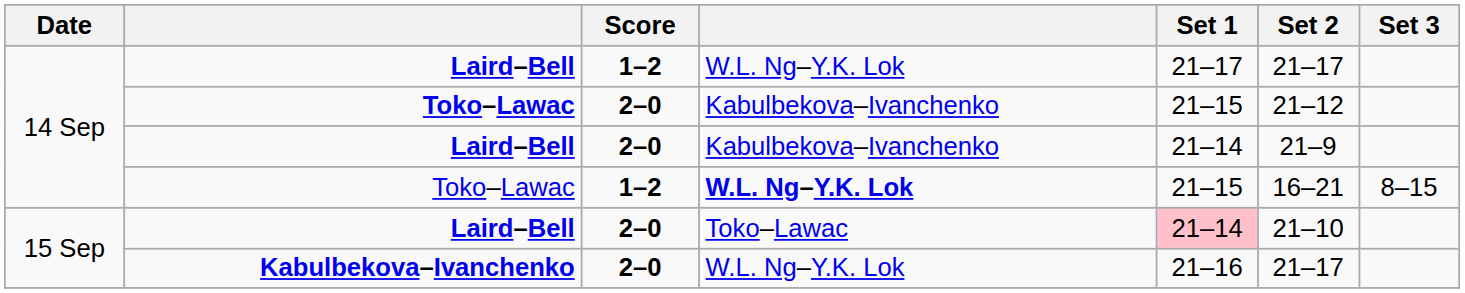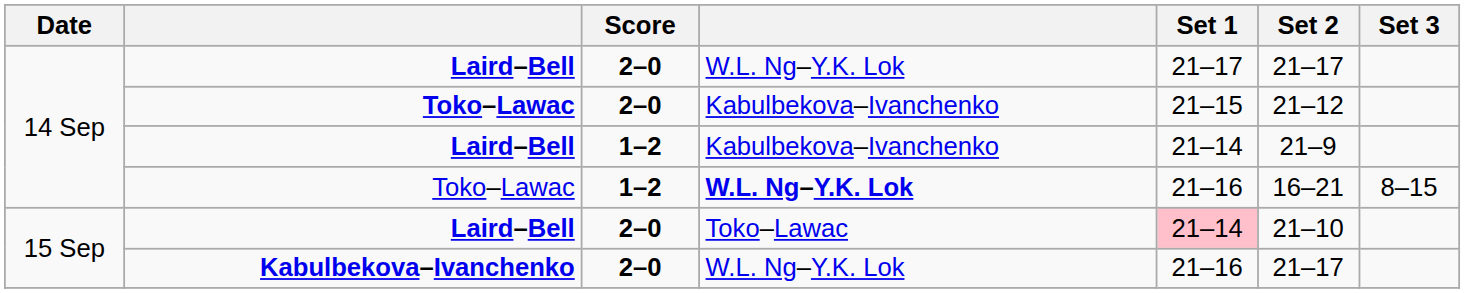(640, 66) 1–2 -> (640, 66) 2–0
(640, 147) 2–0 -> (640, 147) 1–2
(1207, 188) 21–15 -> (1207, 188) 21–16
